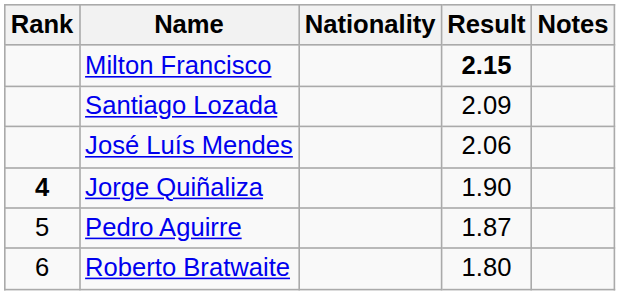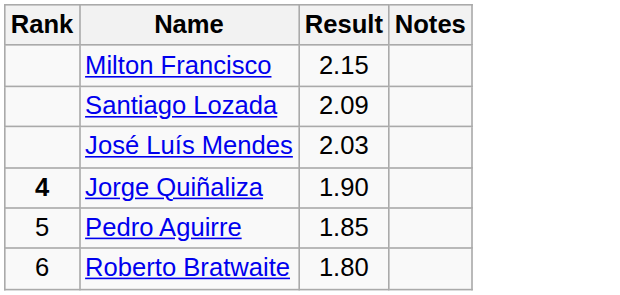- column: (370, 24)
(486, 65) bold -> (344, 65) normal
(486, 146) 2.06 -> (344, 146) 2.03
(486, 227) 1.87 -> (344, 227) 1.85
